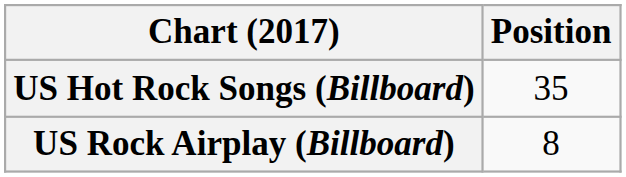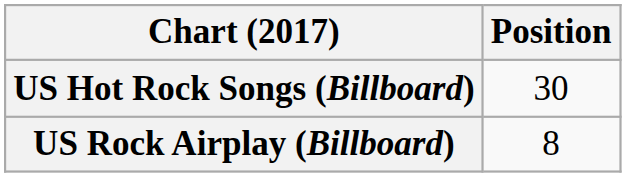(551, 87) 35 -> (551, 87) 30
